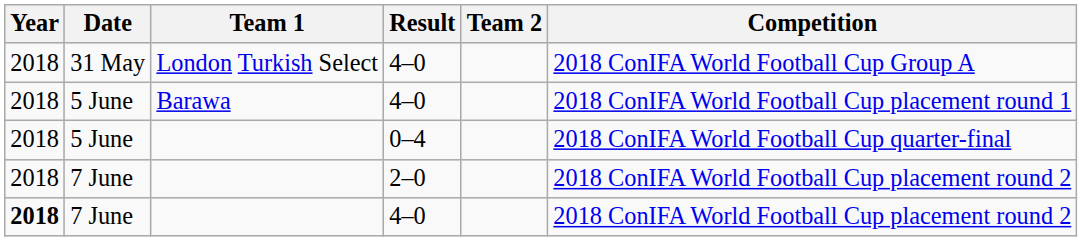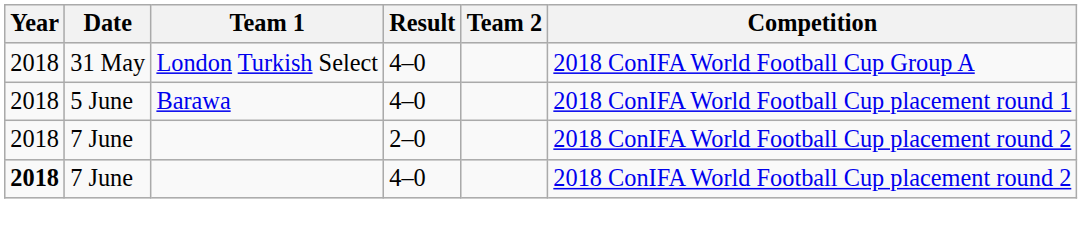- row: (102, 139)
